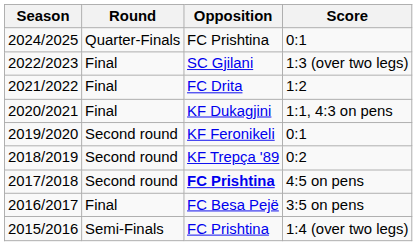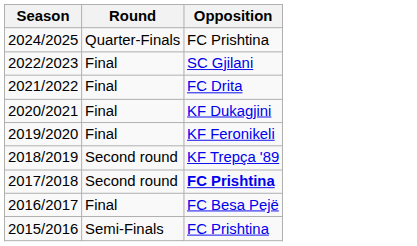- column: (347, 16)
(131, 134) Second round -> (101, 134) Final
